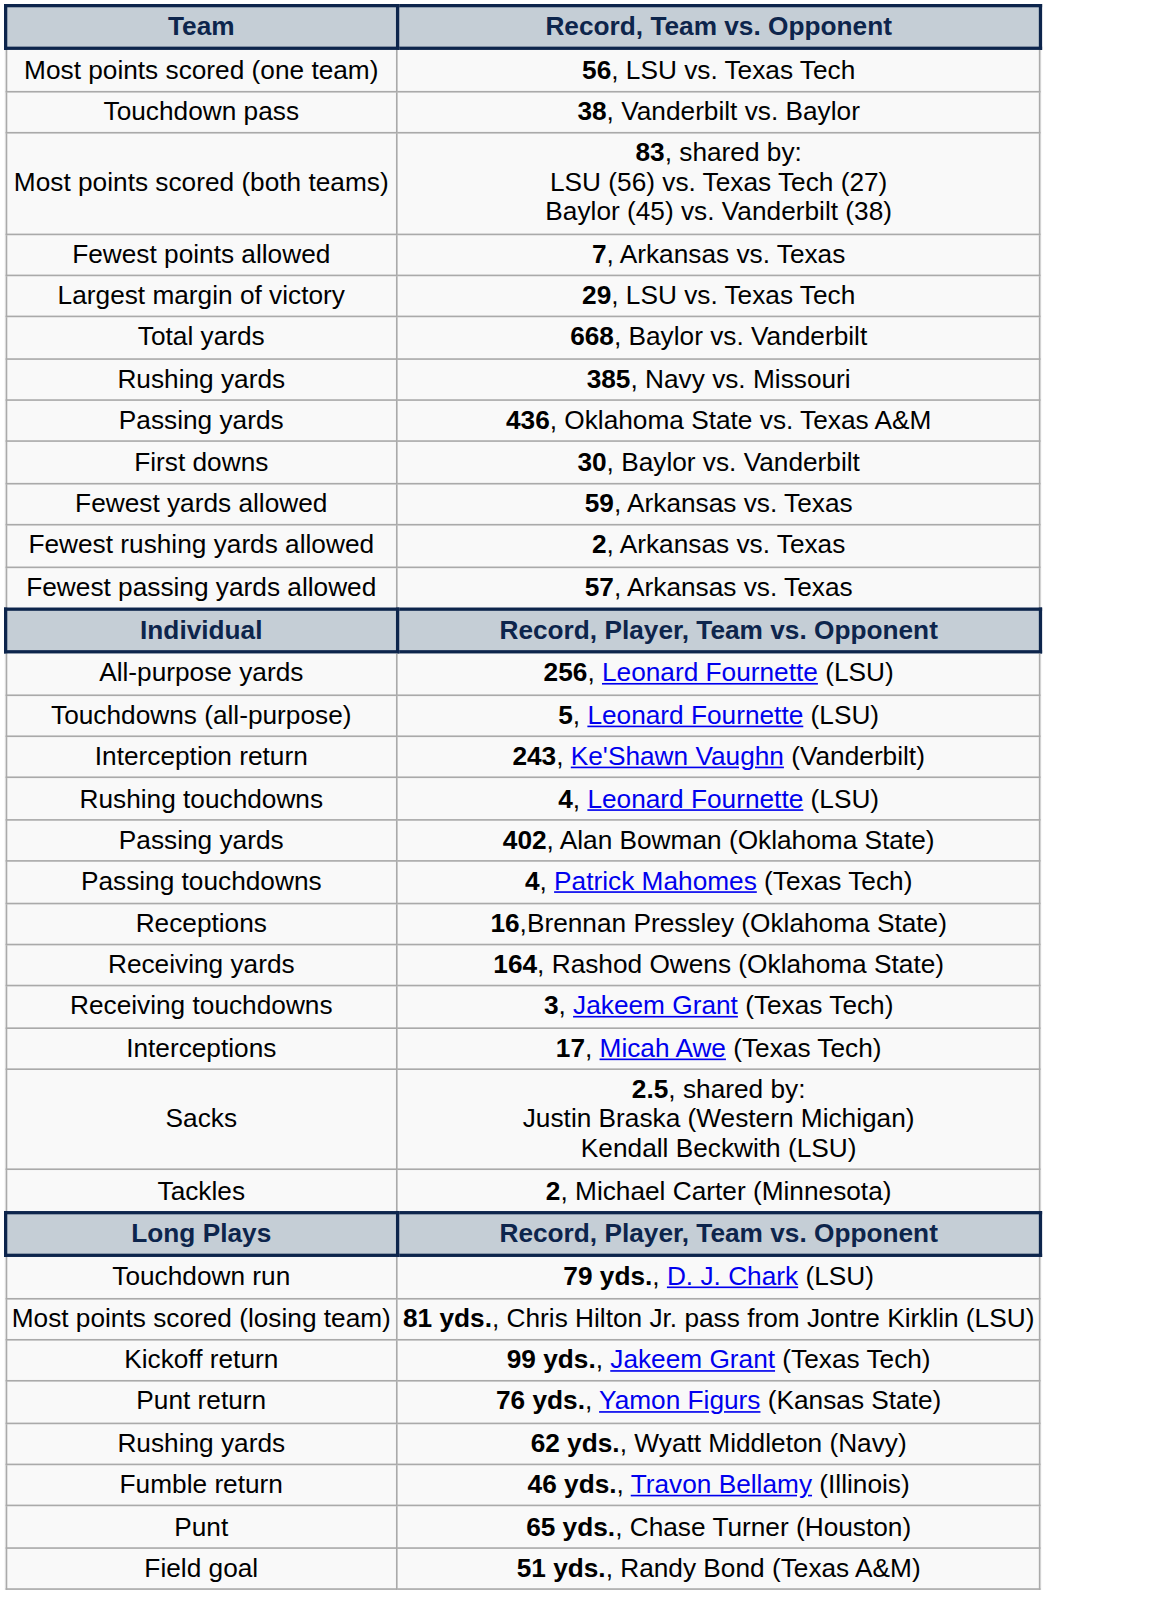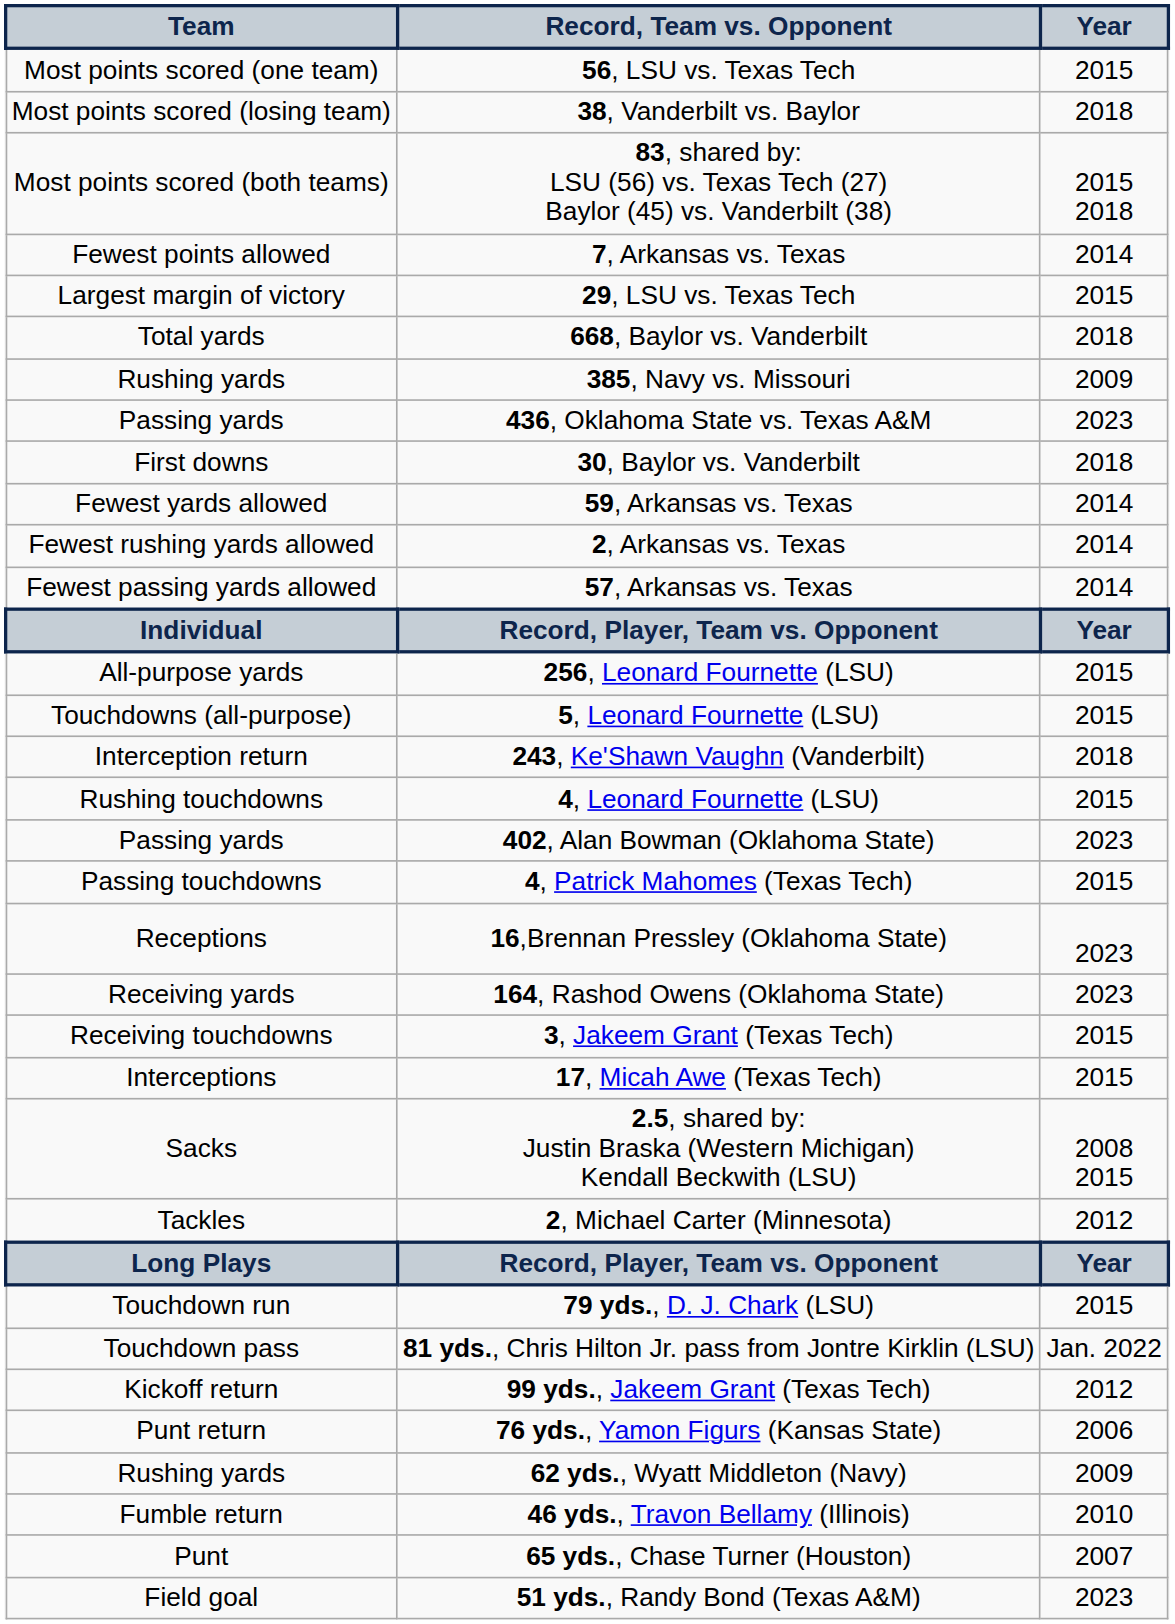+ column: (1104, 26)
(201, 111) Touchdown pass -> (201, 111) Most points scored (losing team)
(201, 1318) Most points scored (losing team) -> (201, 1347) Touchdown pass
